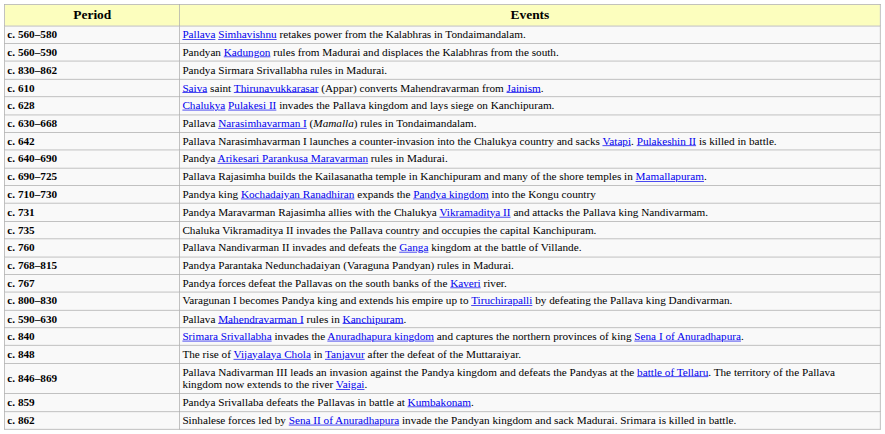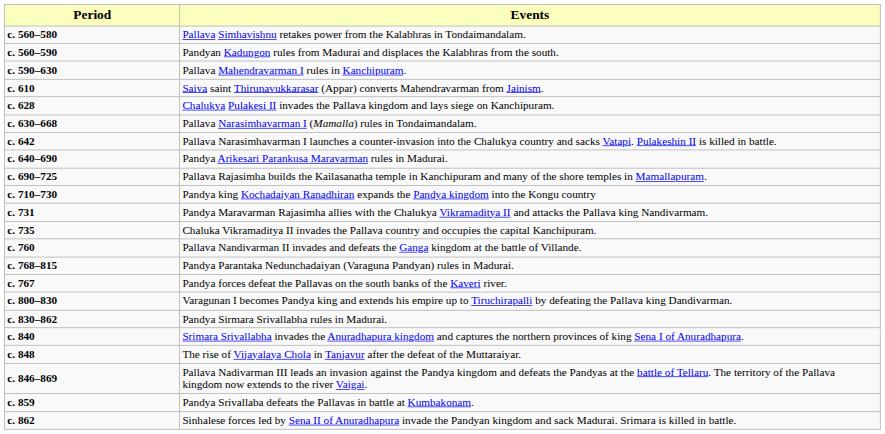rows swapped: (294, 319) <-> (285, 70)
